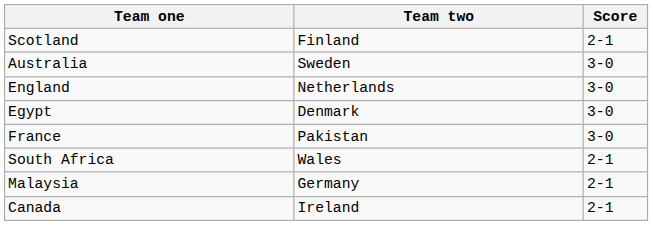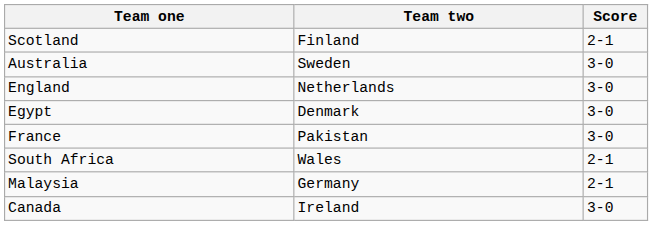(600, 208) 2-1 -> (600, 208) 3-0
